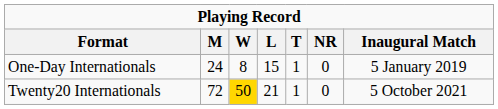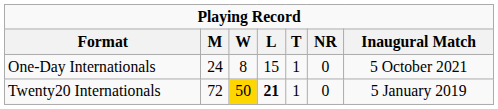(419, 66) 5 January 2019 -> (419, 66) 5 October 2021
(271, 91) normal -> (271, 91) bold
(419, 91) 5 October 2021 -> (419, 91) 5 January 2019
